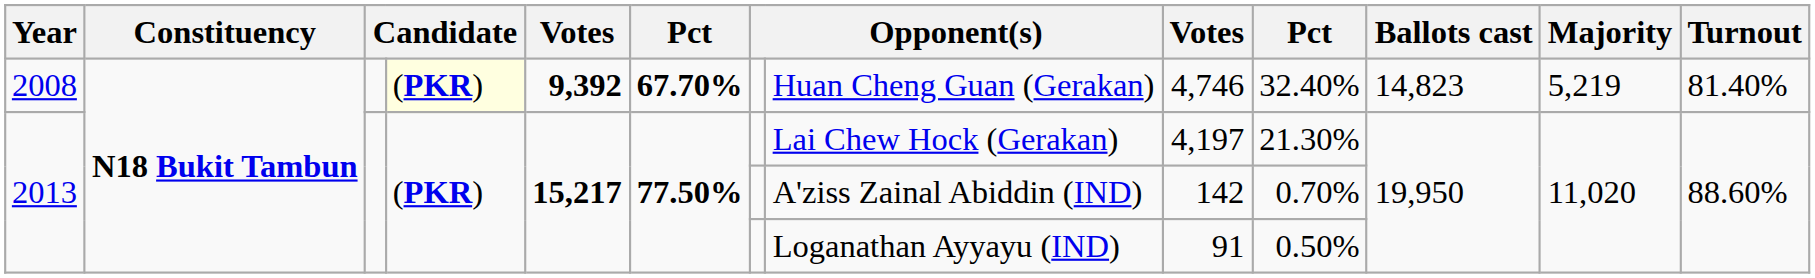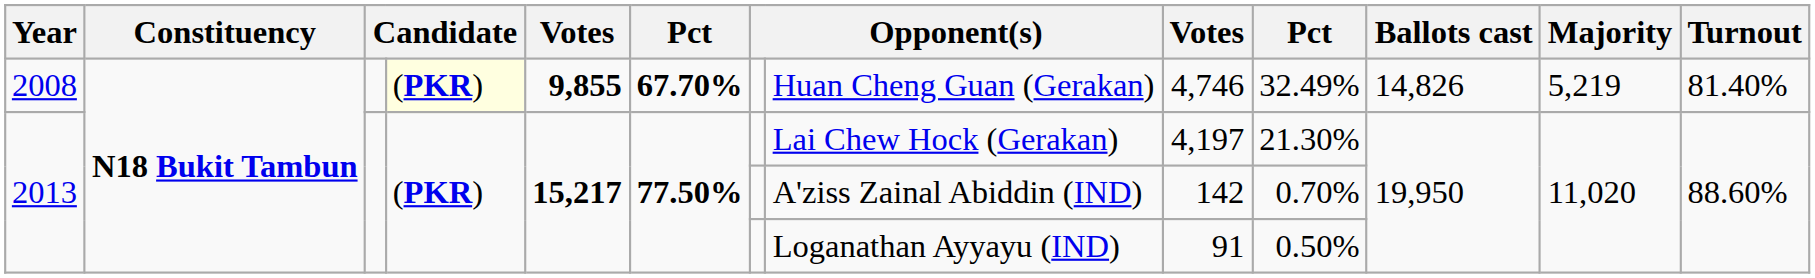(585, 84) 9,392 -> (585, 84) 9,855
(1309, 84) 32.40% -> (1309, 84) 32.49%
(1419, 84) 14,823 -> (1419, 84) 14,826
